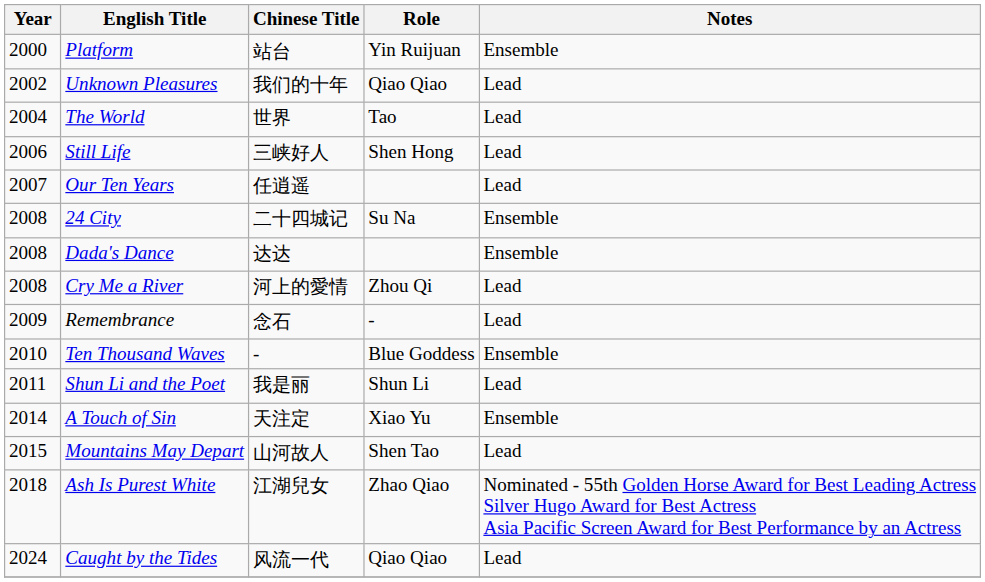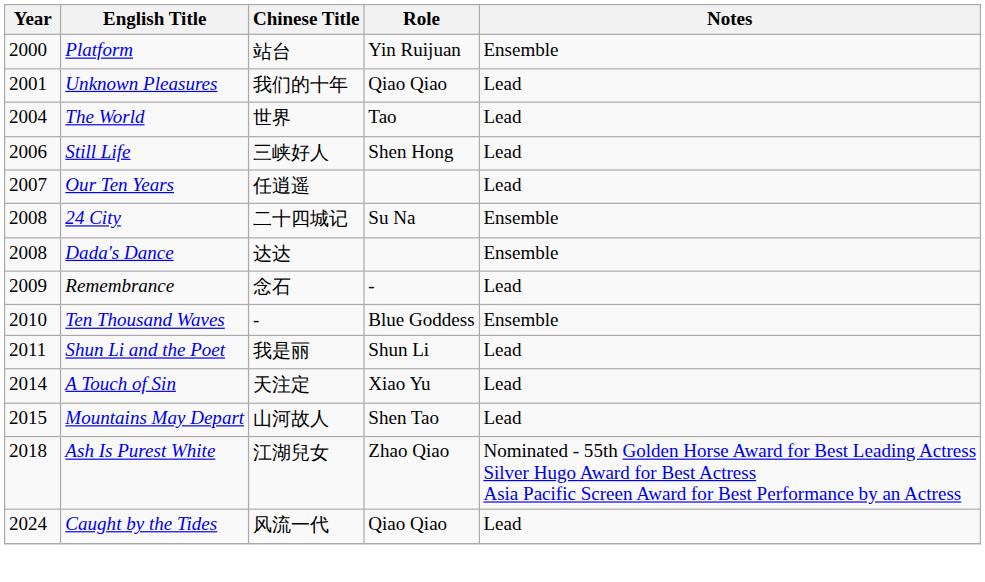(28, 83) 2002 -> (28, 83) 2001
- row: (124, 286)
(521, 417) Ensemble -> (502, 383) Lead
